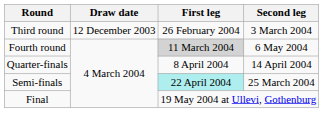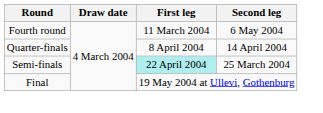- row: (37, 30)
(201, 47) lightgrey background -> (176, 30) no background
